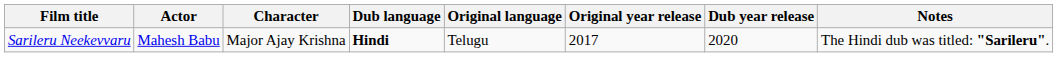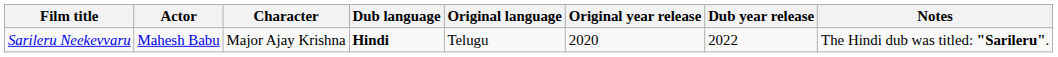(584, 39) 2017 -> (584, 39) 2020
(723, 39) 2020 -> (723, 39) 2022
